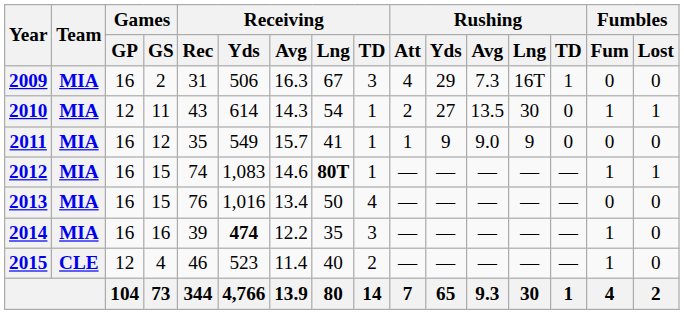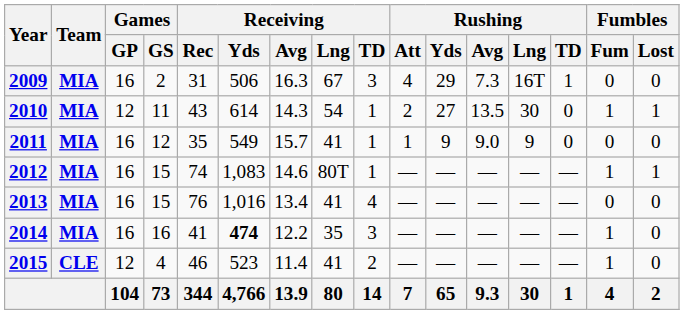(333, 171) bold -> (333, 171) normal
(333, 202) 50 -> (333, 202) 41
(198, 232) 39 -> (198, 232) 41
(333, 263) 40 -> (333, 263) 41
